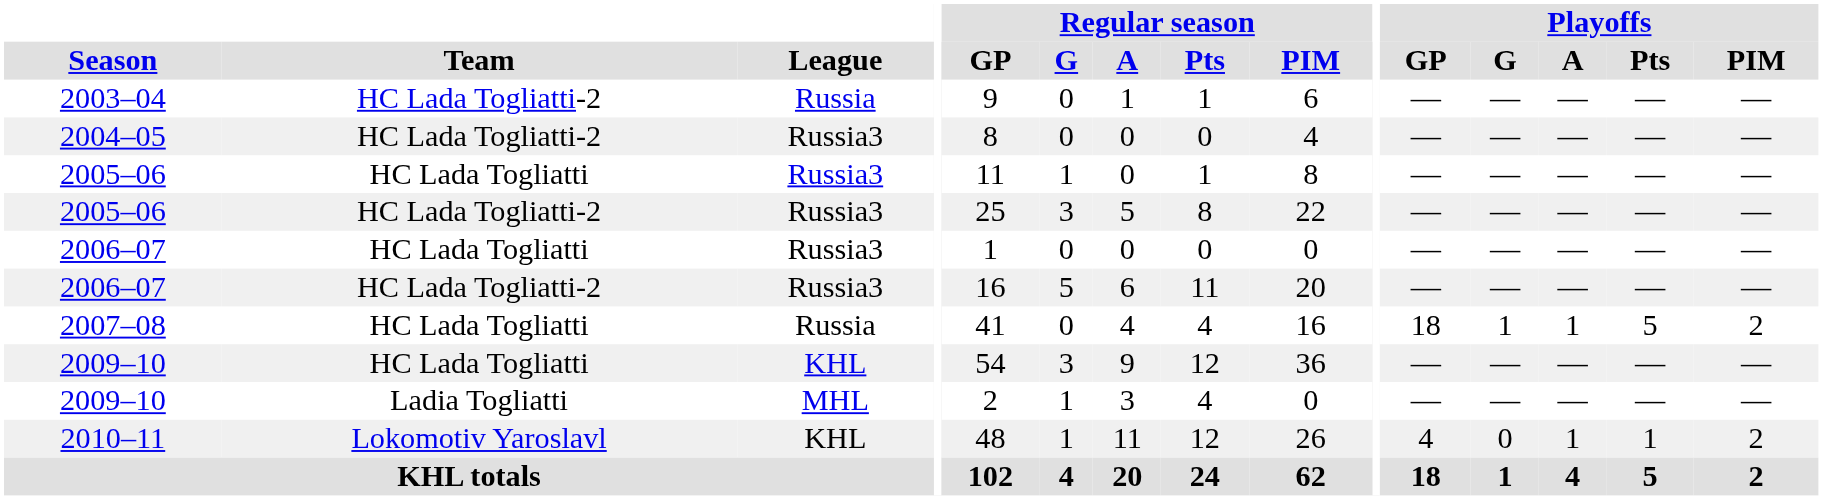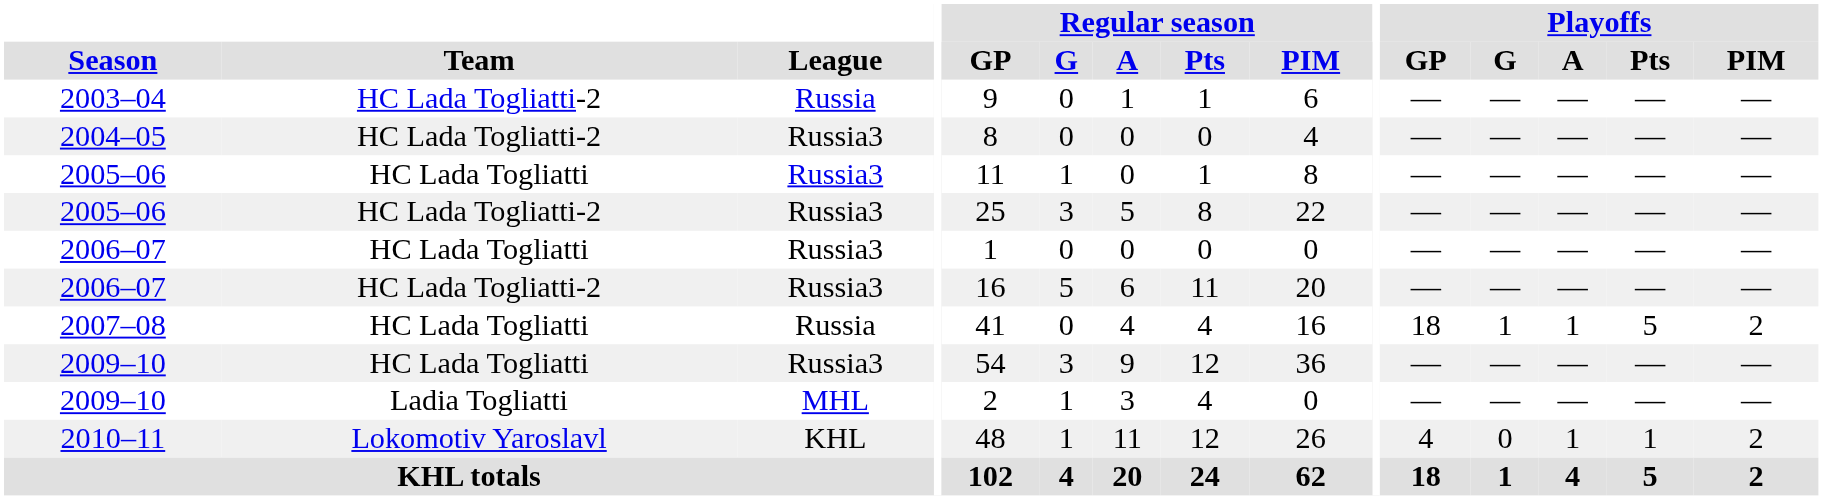(835, 362) KHL -> (835, 362) Russia3
